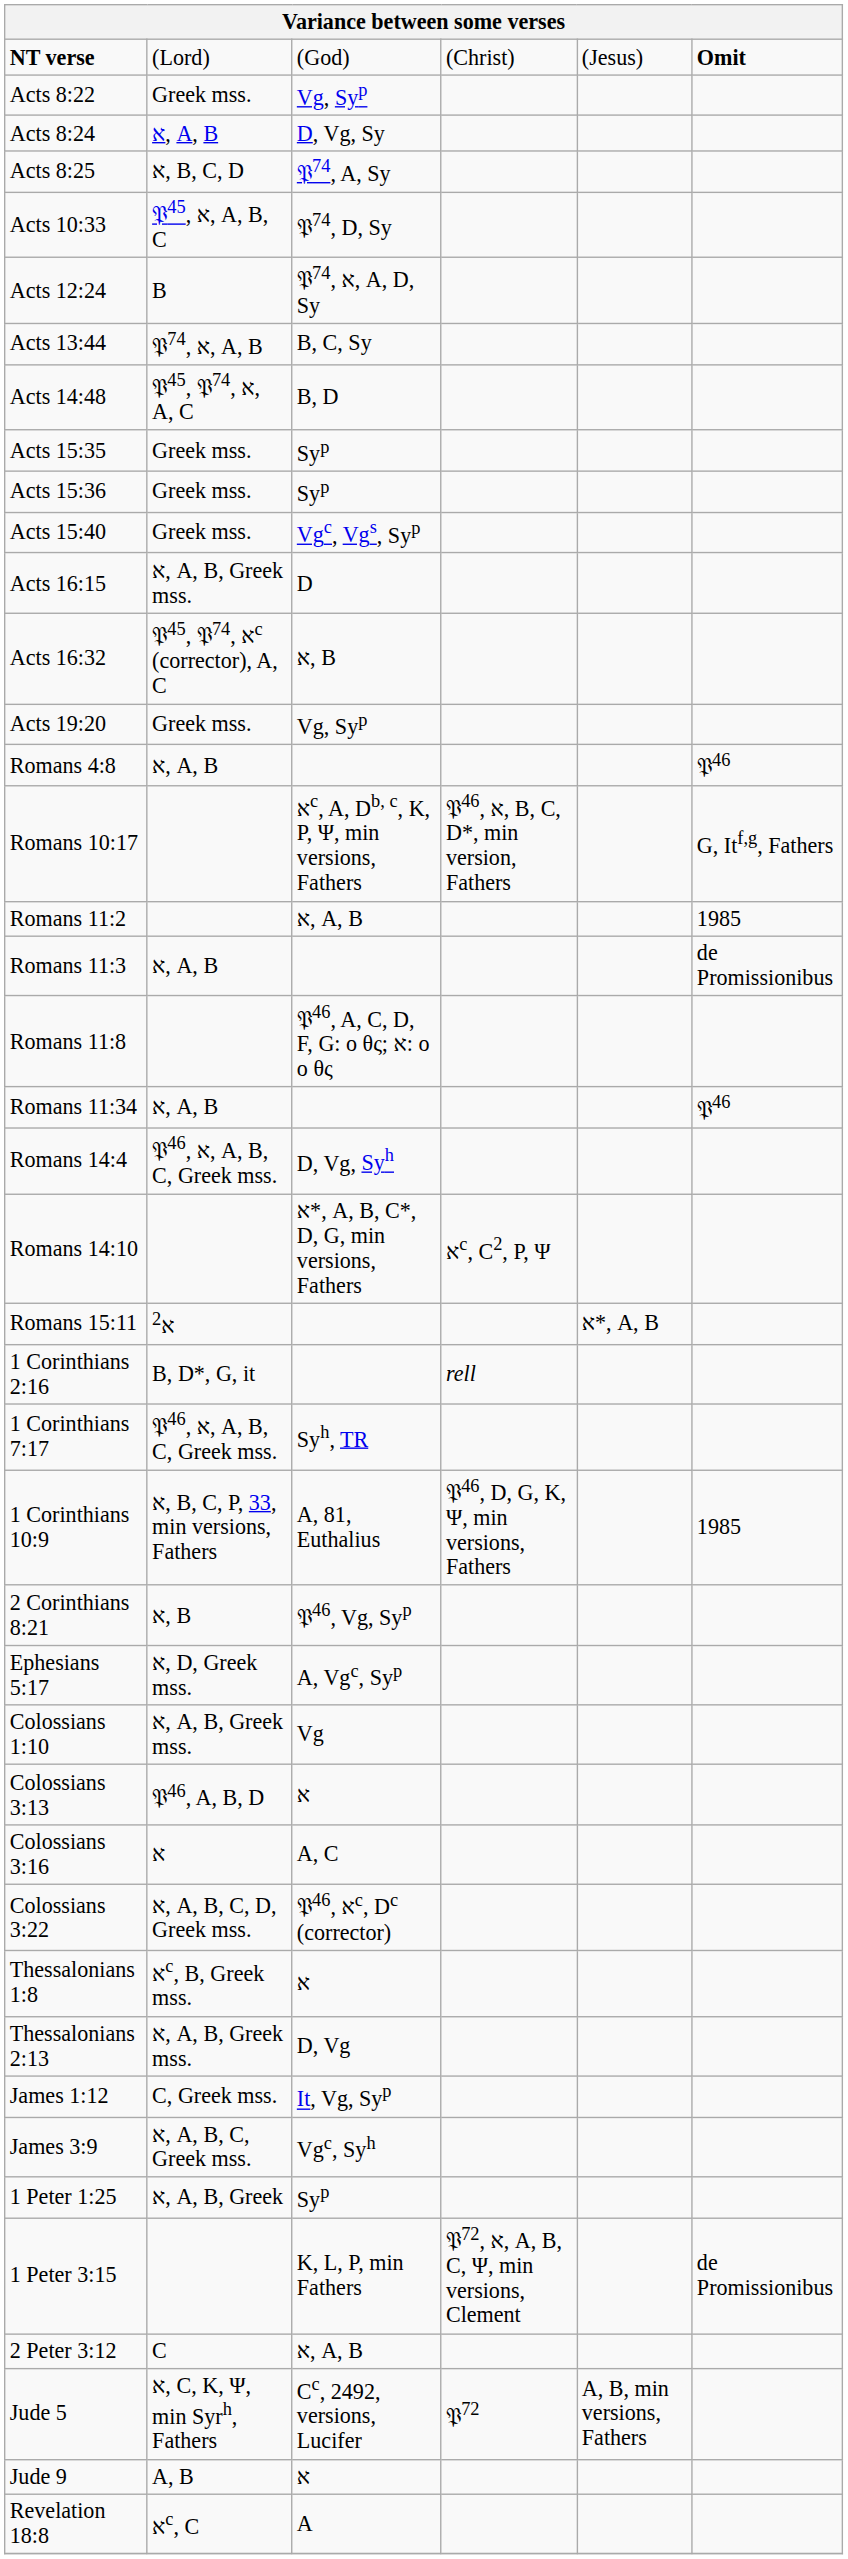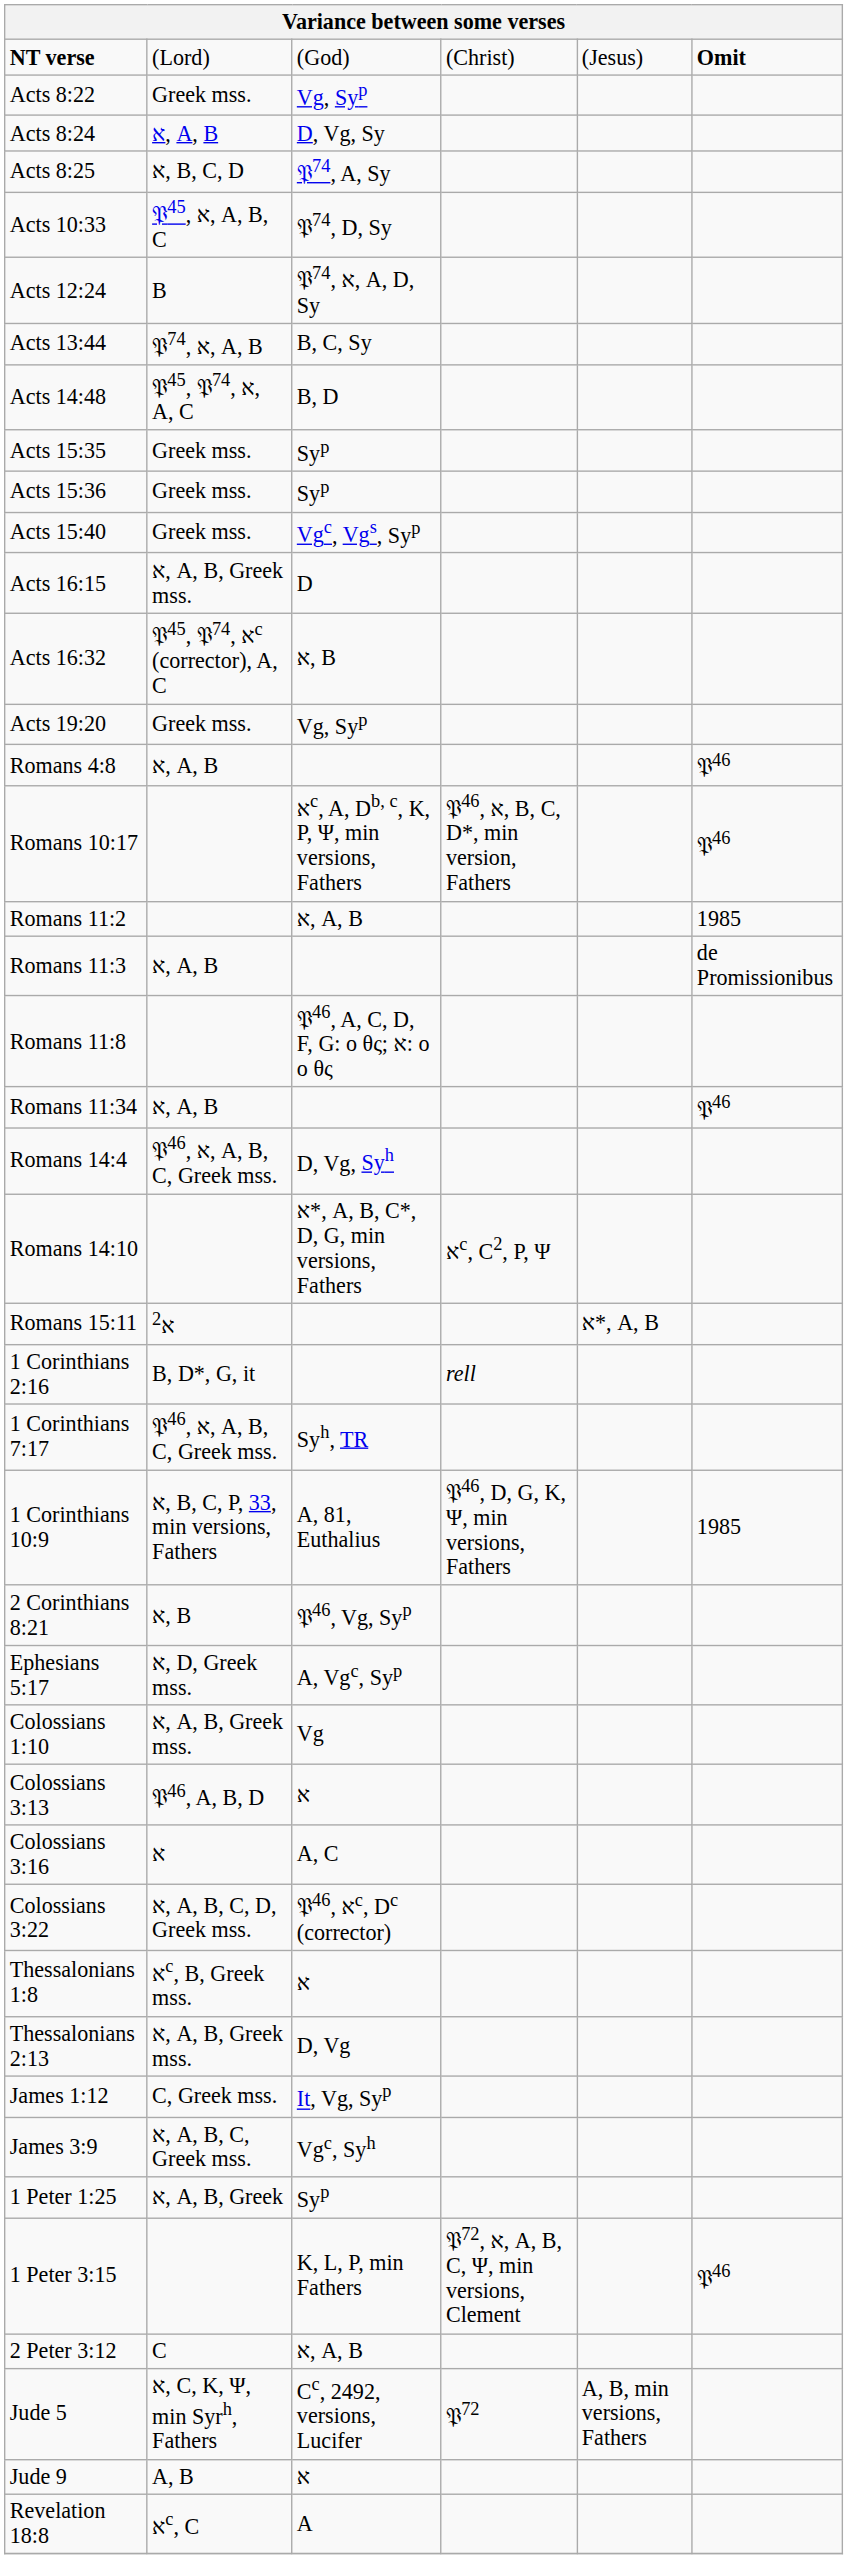(765, 843) G, Itf,g, Fathers -> (714, 843) 𝔓46
(765, 2275) de Promissionibus -> (714, 2275) 𝔓46
